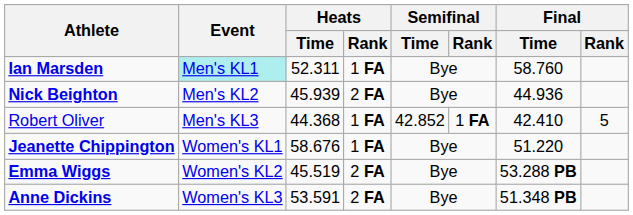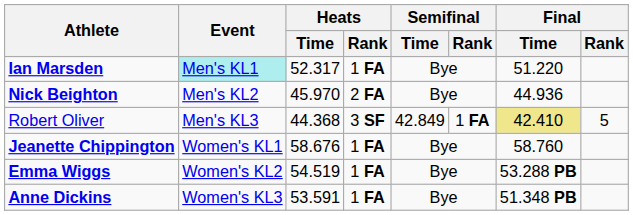(315, 69) 52.311 -> (315, 69) 52.317
(538, 69) 58.760 -> (538, 69) 51.220
(315, 95) 45.939 -> (315, 95) 45.970
(368, 121) 1 FA -> (368, 121) 3 SF
(420, 121) 42.852 -> (420, 121) 42.849
(538, 121) no background -> (538, 121) khaki background
(538, 146) 51.220 -> (538, 146) 58.760
(315, 172) 45.519 -> (315, 172) 54.519
(368, 172) 2 FA -> (368, 172) 1 FA
(368, 198) 2 FA -> (368, 198) 1 FA
